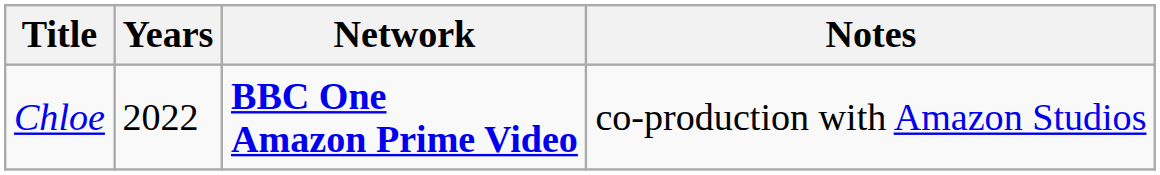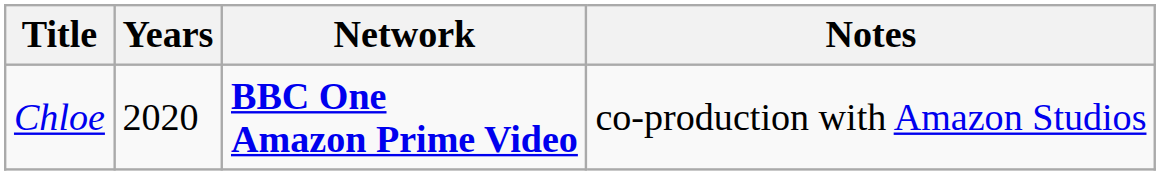(161, 116) 2022 -> (161, 116) 2020
